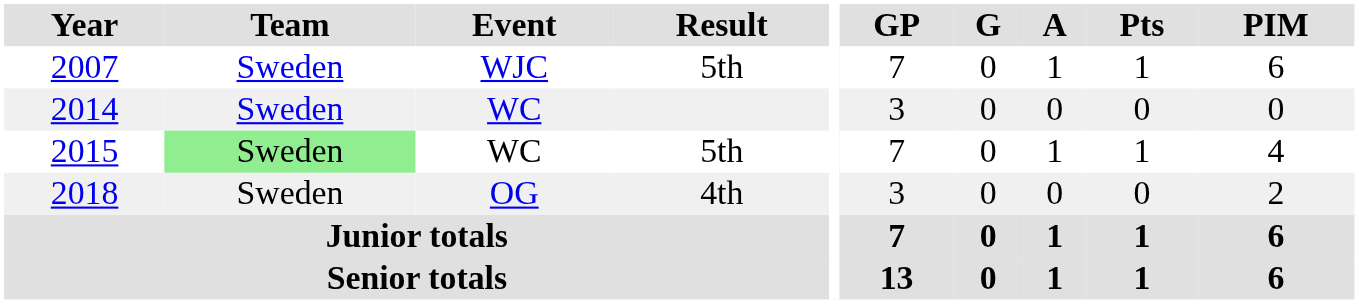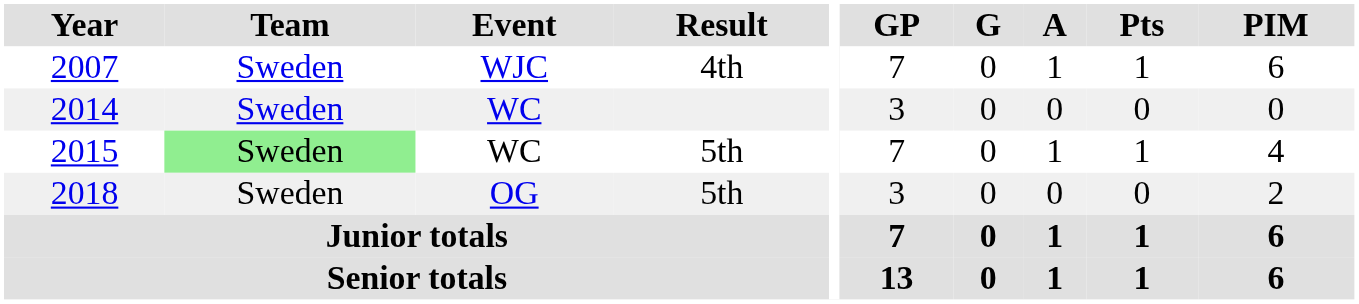(722, 66) 5th -> (722, 66) 4th
(722, 193) 4th -> (722, 193) 5th
